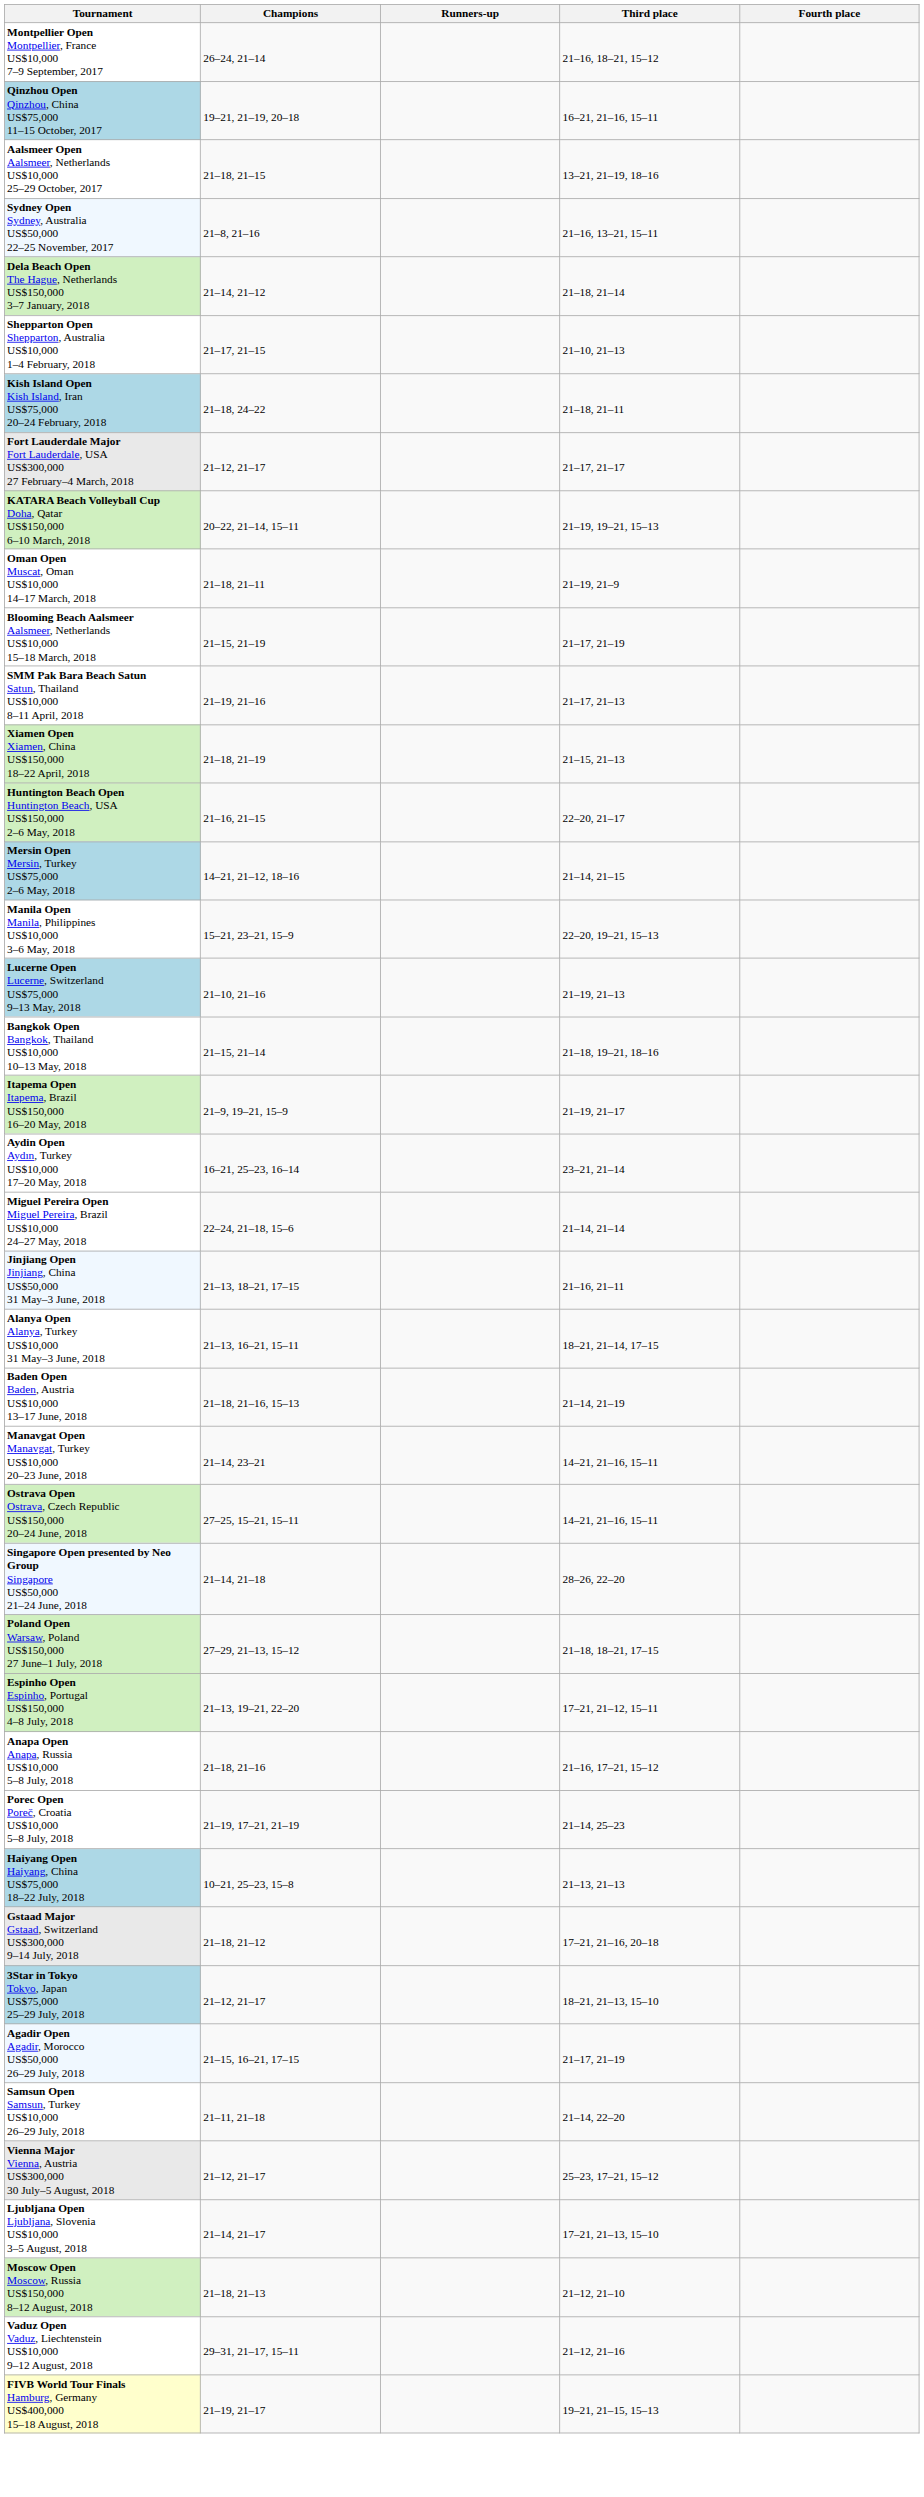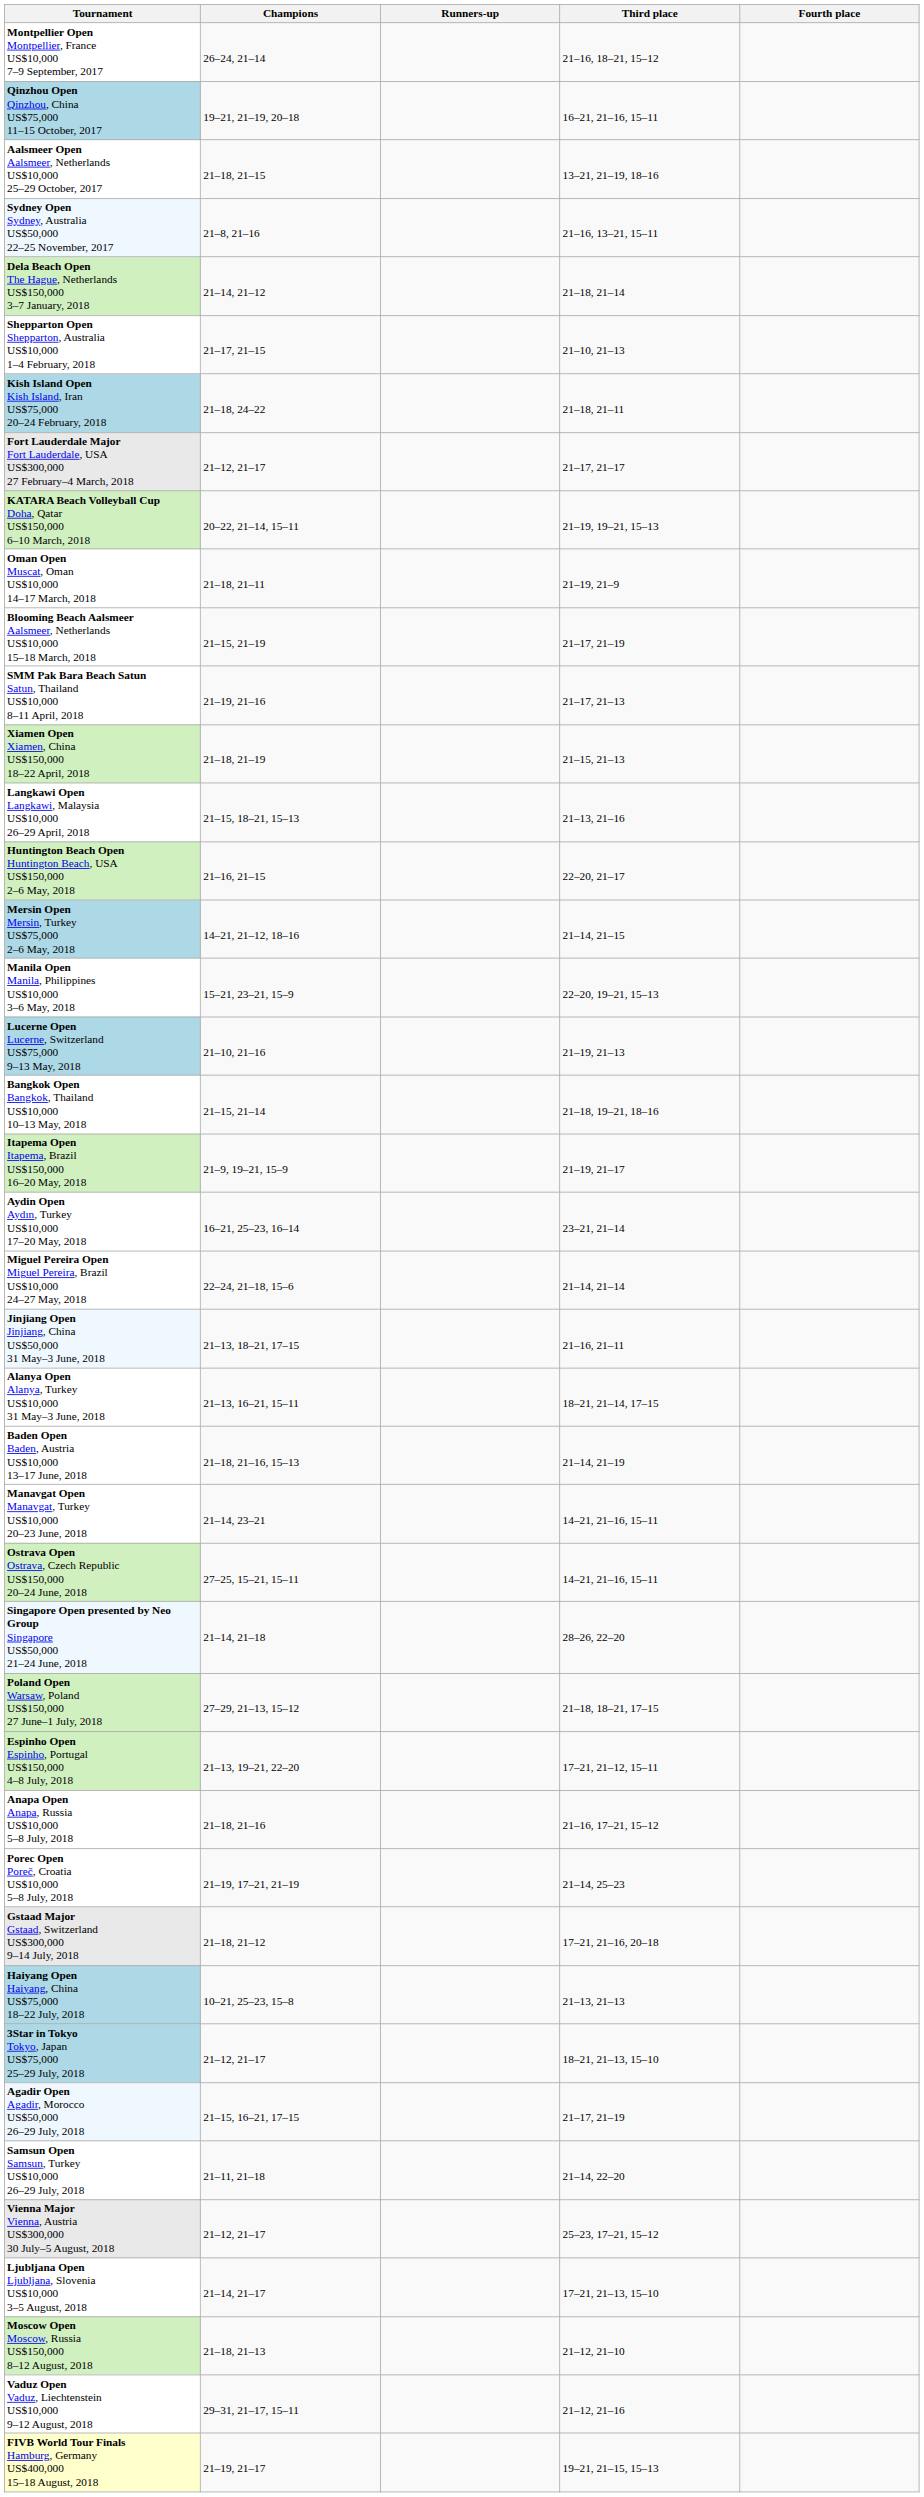+ row: (53, 811)
rows swapped: (53, 1936) <-> (46, 1877)
